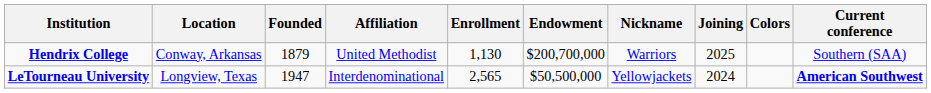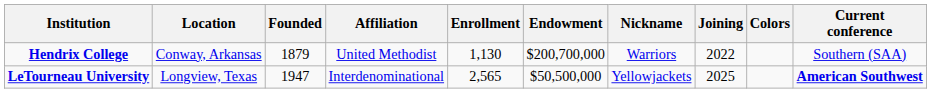(721, 54) 2025 -> (721, 54) 2022
(721, 76) 2024 -> (721, 76) 2025
